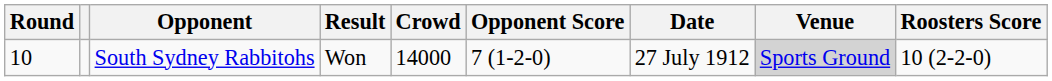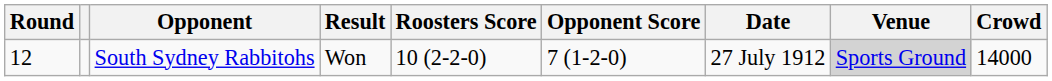columns swapped: (971, 22) <-> (428, 22)
(21, 57) 10 -> (21, 57) 12
